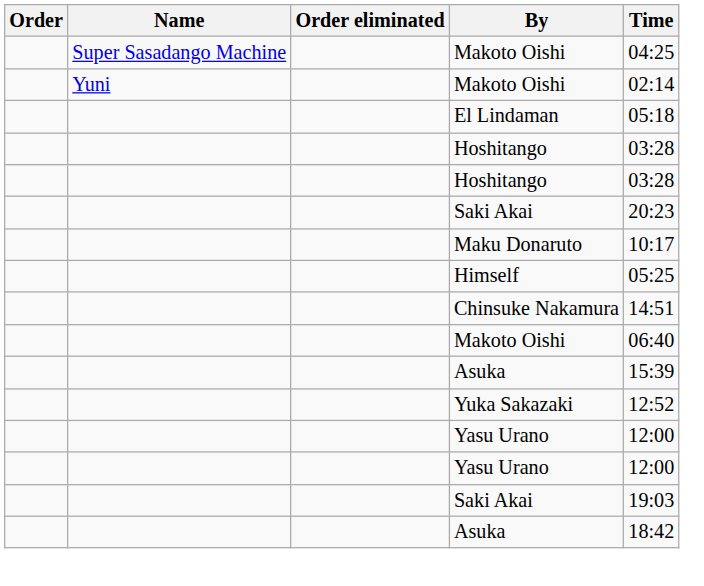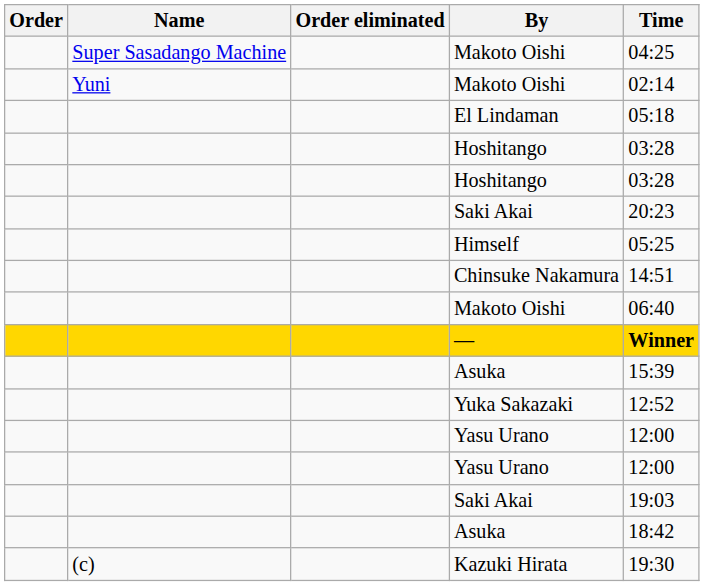- row: (179, 244)
+ row: (179, 340)
+ row: (84, 564)
